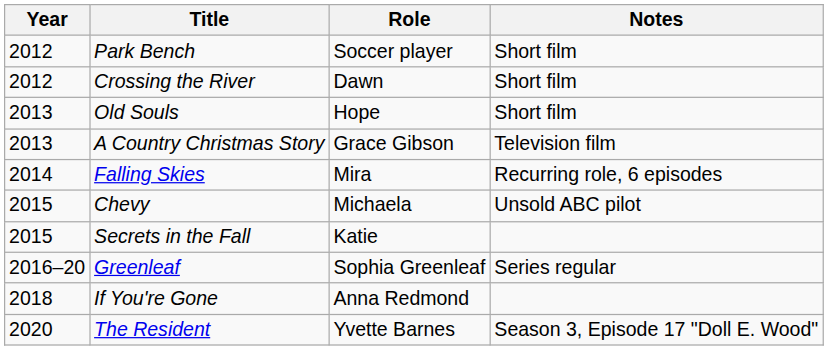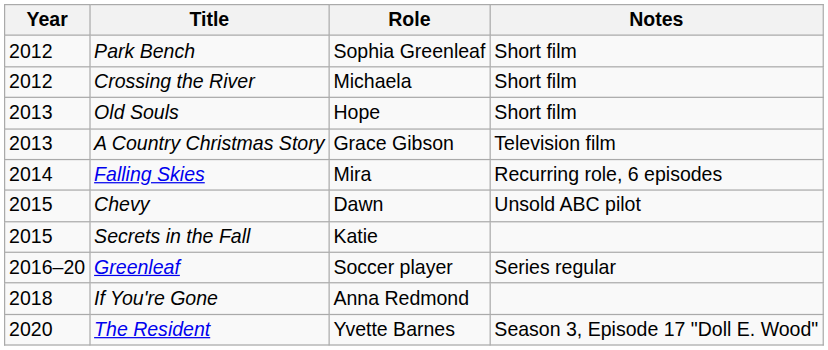(393, 50) Soccer player -> (409, 50) Sophia Greenleaf
(358, 81) Dawn -> (372, 81) Michaela
(372, 205) Michaela -> (358, 205) Dawn
(409, 267) Sophia Greenleaf -> (393, 267) Soccer player
